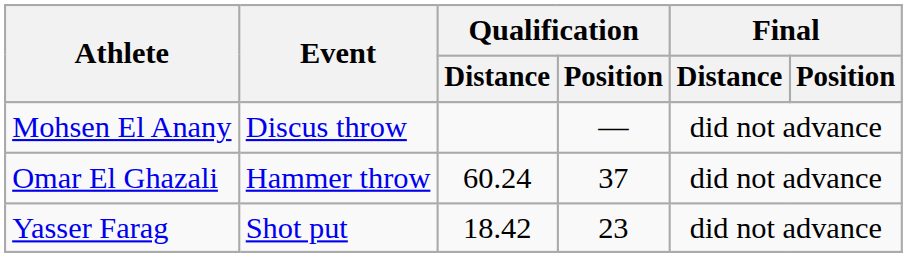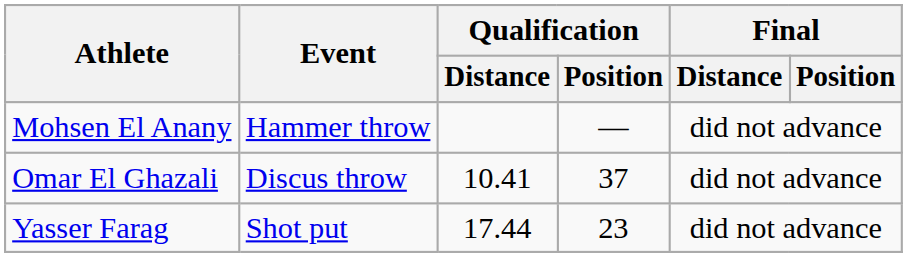(326, 127) Discus throw -> (338, 127) Hammer throw
(338, 177) Hammer throw -> (326, 177) Discus throw
(497, 177) 60.24 -> (497, 177) 10.41
(497, 227) 18.42 -> (497, 227) 17.44
